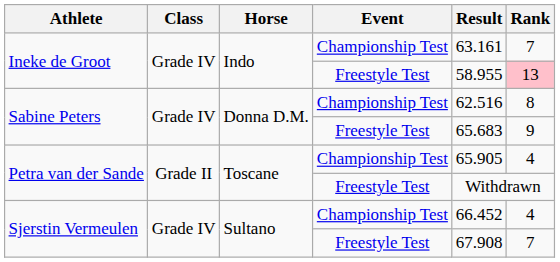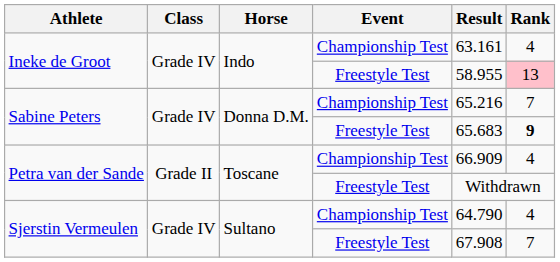(530, 46) 7 -> (530, 46) 4
(479, 102) 62.516 -> (479, 102) 65.216
(530, 102) 8 -> (530, 102) 7
(530, 131) normal -> (530, 131) bold
(479, 159) 65.905 -> (479, 159) 66.909
(479, 215) 66.452 -> (479, 215) 64.790
